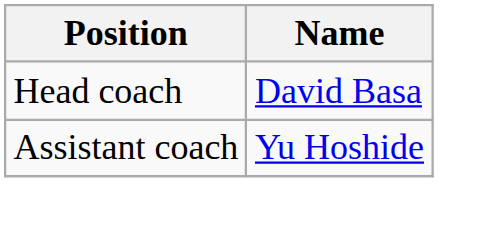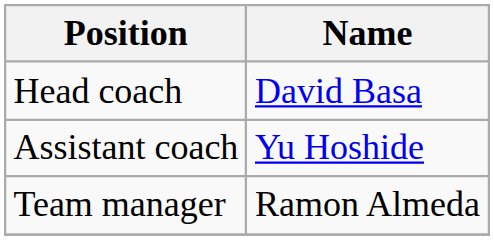+ row: (120, 204)
